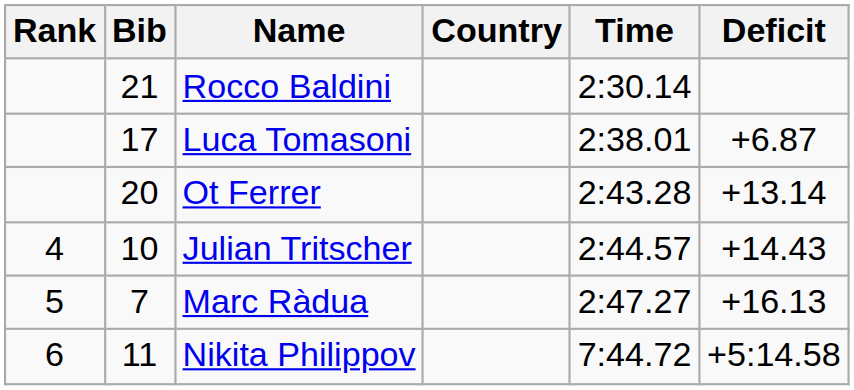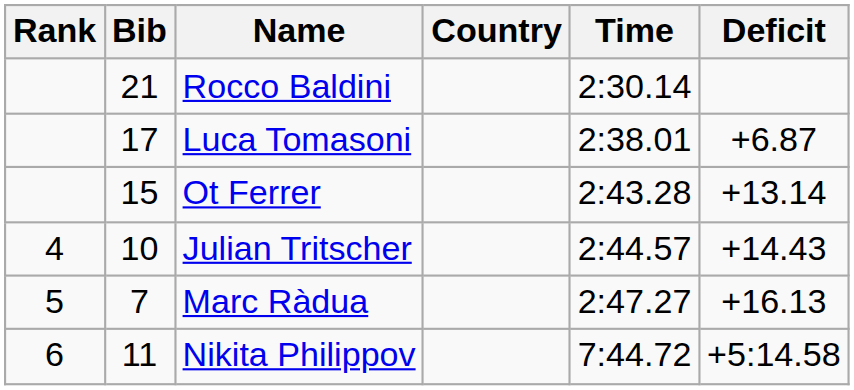(139, 193) 20 -> (139, 193) 15
